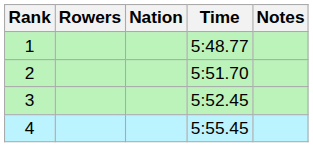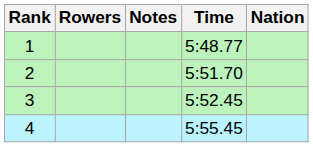columns swapped: (156, 18) <-> (280, 18)
